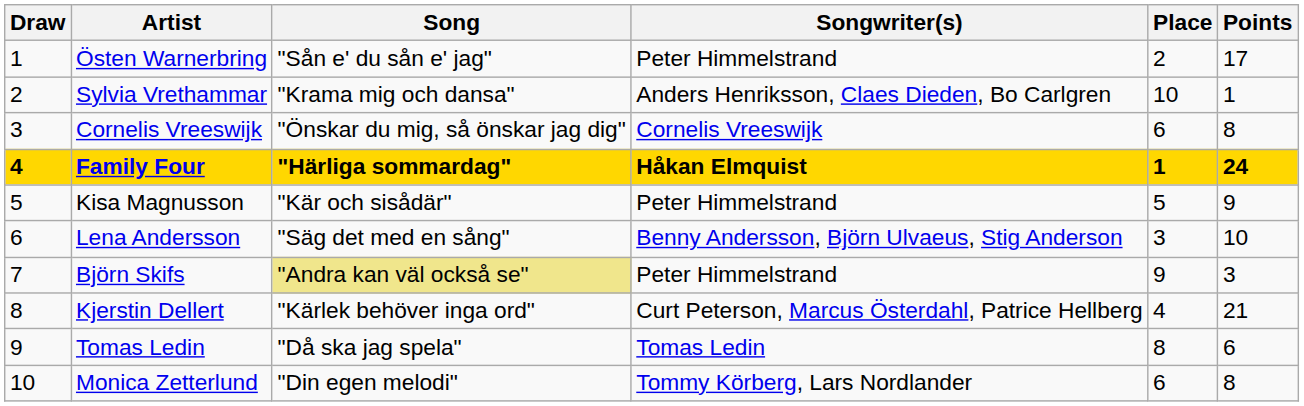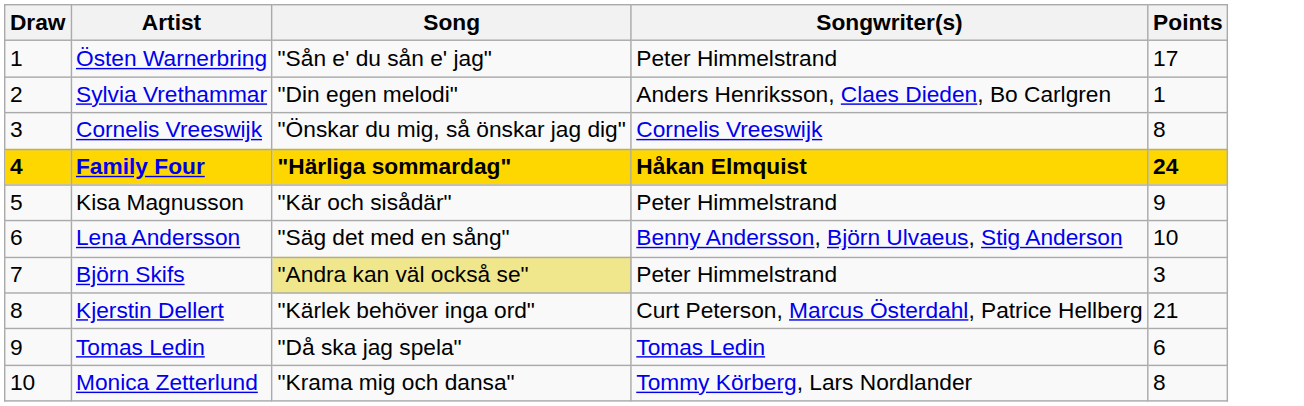- column: (1183, 22)
(396, 94) "Krama mig och dansa" -> (368, 94) "Din egen melodi"
(368, 382) "Din egen melodi" -> (396, 382) "Krama mig och dansa"
